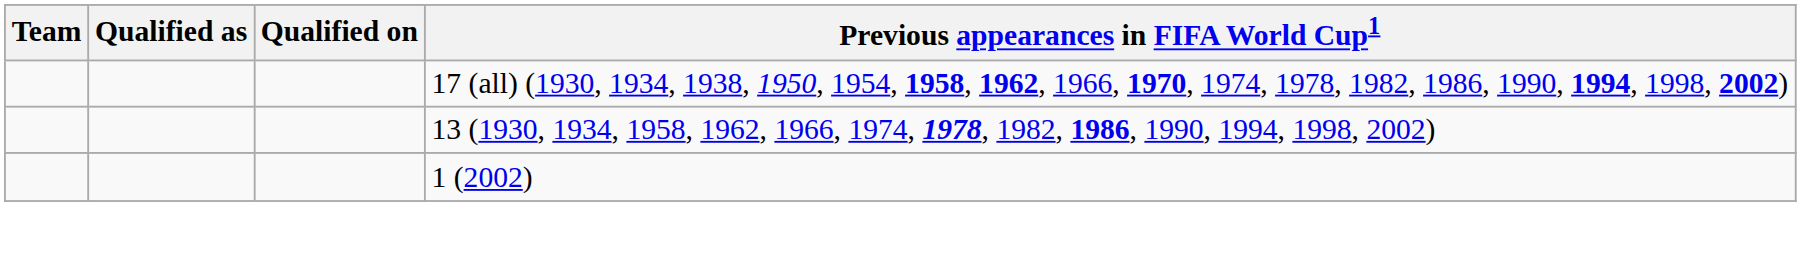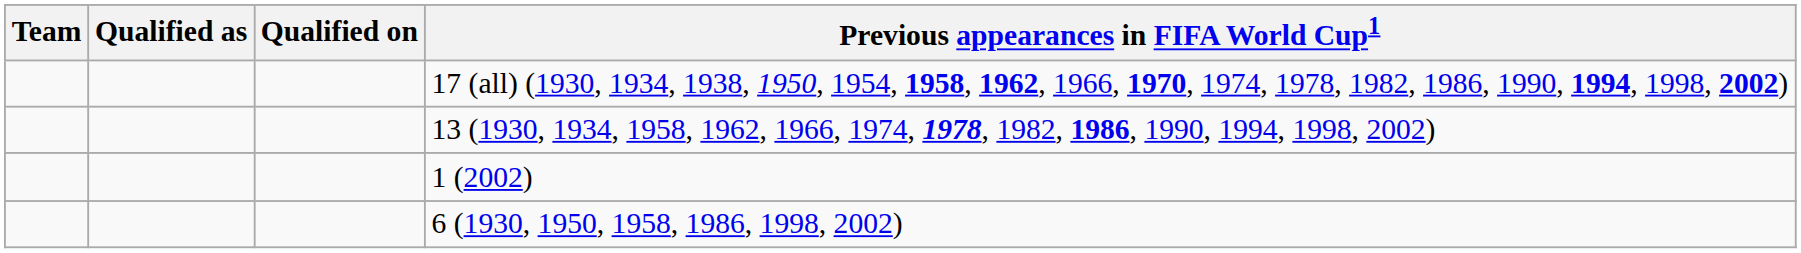+ row: (667, 223)
